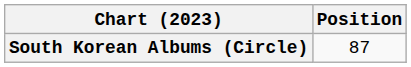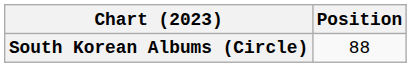(359, 48) 87 -> (359, 48) 88
